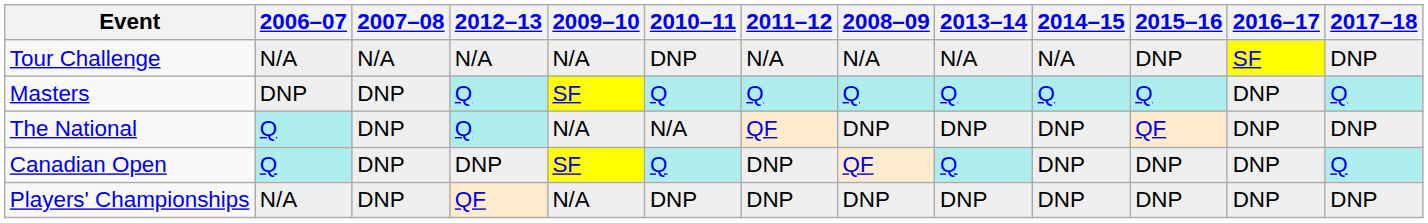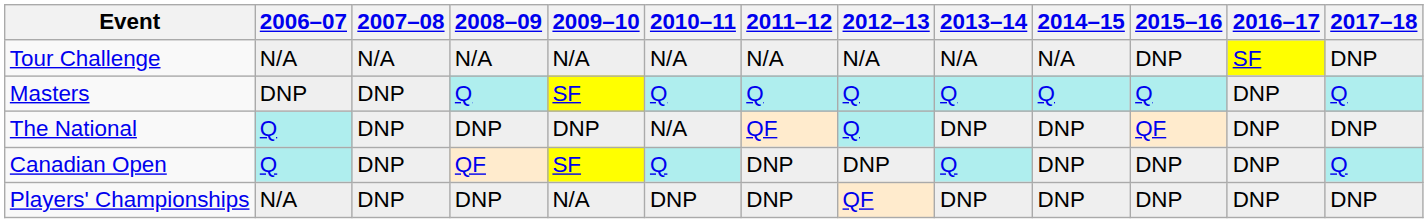columns swapped: (886, 22) <-> (498, 22)
(674, 57) DNP -> (669, 57) N/A
(571, 128) N/A -> (576, 128) DNP
